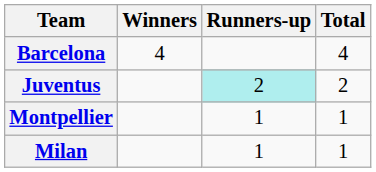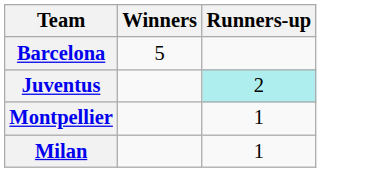- column: (343, 20)
(160, 53) 4 -> (160, 53) 5
